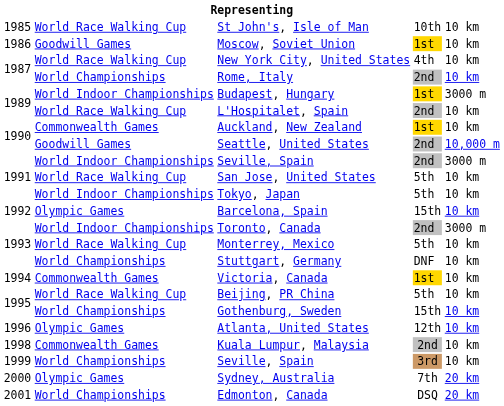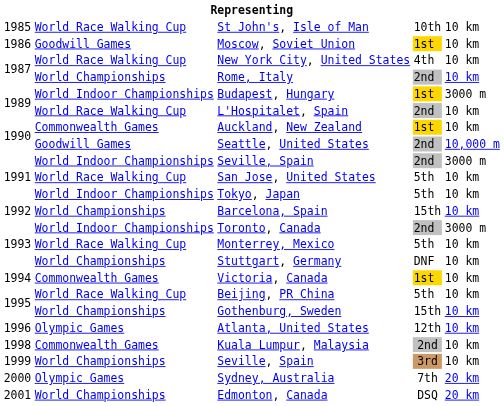(79, 211) Olympic Games -> (100, 211) World Championships
